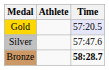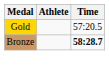(87, 27) lavender background -> (87, 27) no background
- row: (20, 42)
